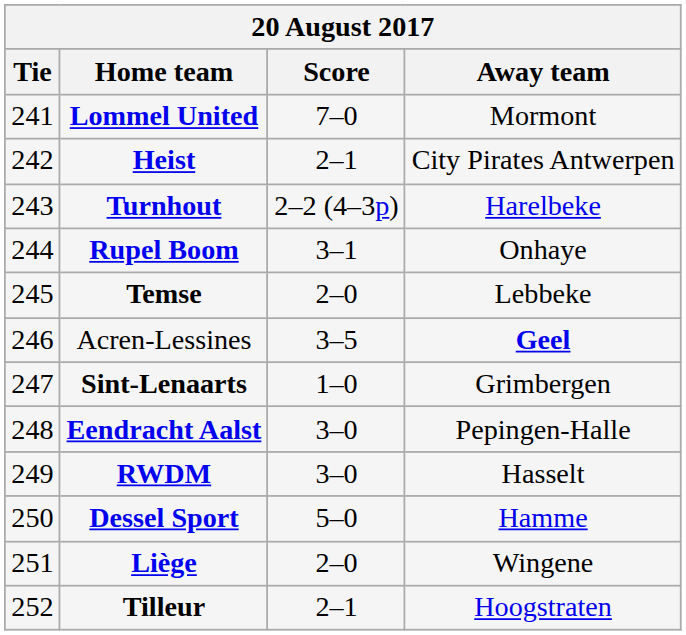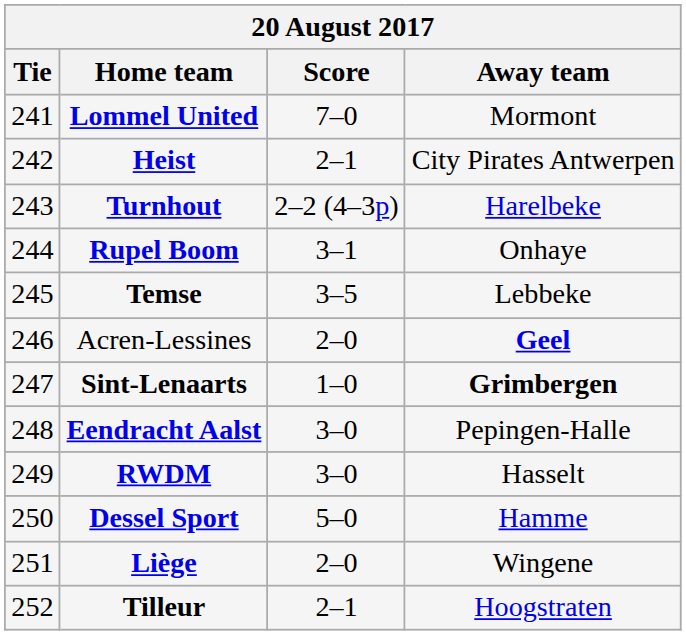(337, 294) 2–0 -> (337, 294) 3–5
(337, 339) 3–5 -> (337, 339) 2–0
(543, 384) normal -> (543, 384) bold
